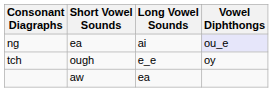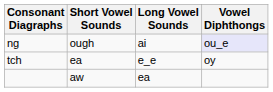(76, 43) ea -> (82, 43) ough
(82, 60) ough -> (76, 60) ea
